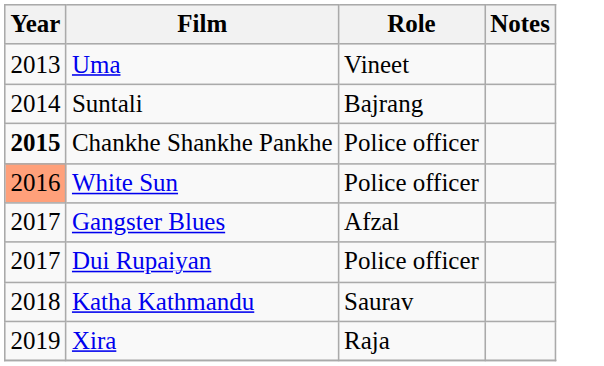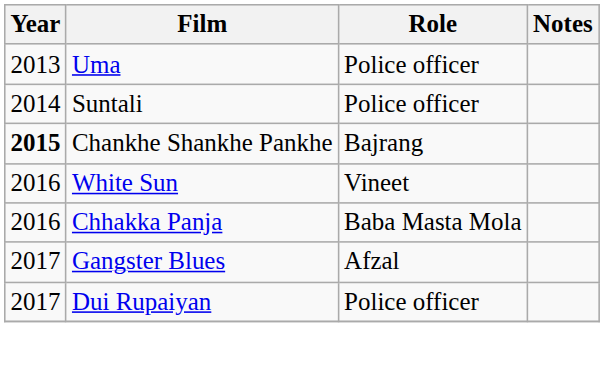(377, 63) Vineet -> (411, 63) Police officer
(384, 103) Bajrang -> (411, 103) Police officer
(411, 143) Police officer -> (384, 143) Bajrang
(35, 182) lightsalmon background -> (35, 182) no background
(411, 182) Police officer -> (377, 182) Vineet
+ row: (147, 222)
- row: (163, 301)
- row: (94, 340)
